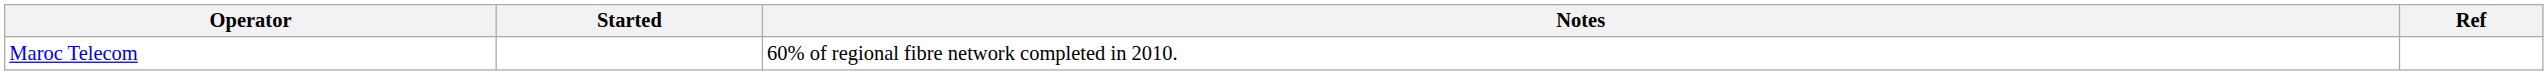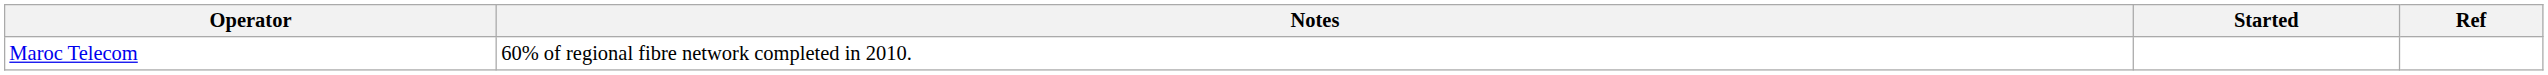columns swapped: (629, 20) <-> (1581, 20)
